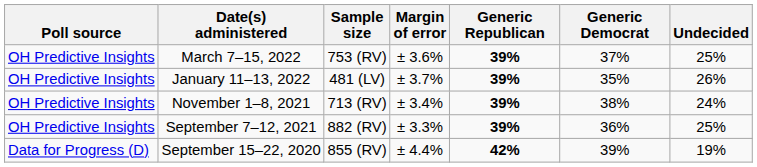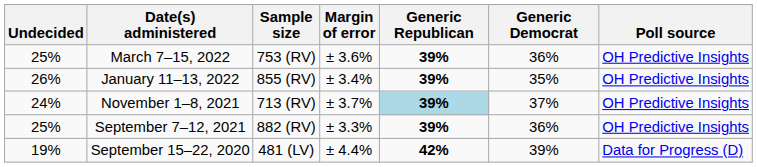columns swapped: (81, 33) <-> (711, 33)
(615, 57) 37% -> (544, 57) 36%
(357, 80) 481 (LV) -> (286, 80) 855 (RV)
(420, 80) ± 3.7% -> (349, 80) ± 3.4%
(420, 103) ± 3.4% -> (349, 103) ± 3.7%
(505, 103) no background -> (434, 103) lightblue background
(615, 103) 38% -> (544, 103) 37%
(357, 150) 855 (RV) -> (286, 150) 481 (LV)
